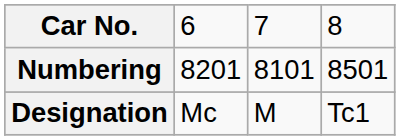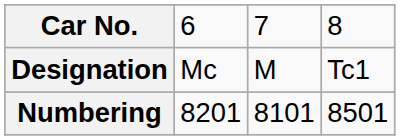rows swapped: (89, 112) <-> (89, 69)
